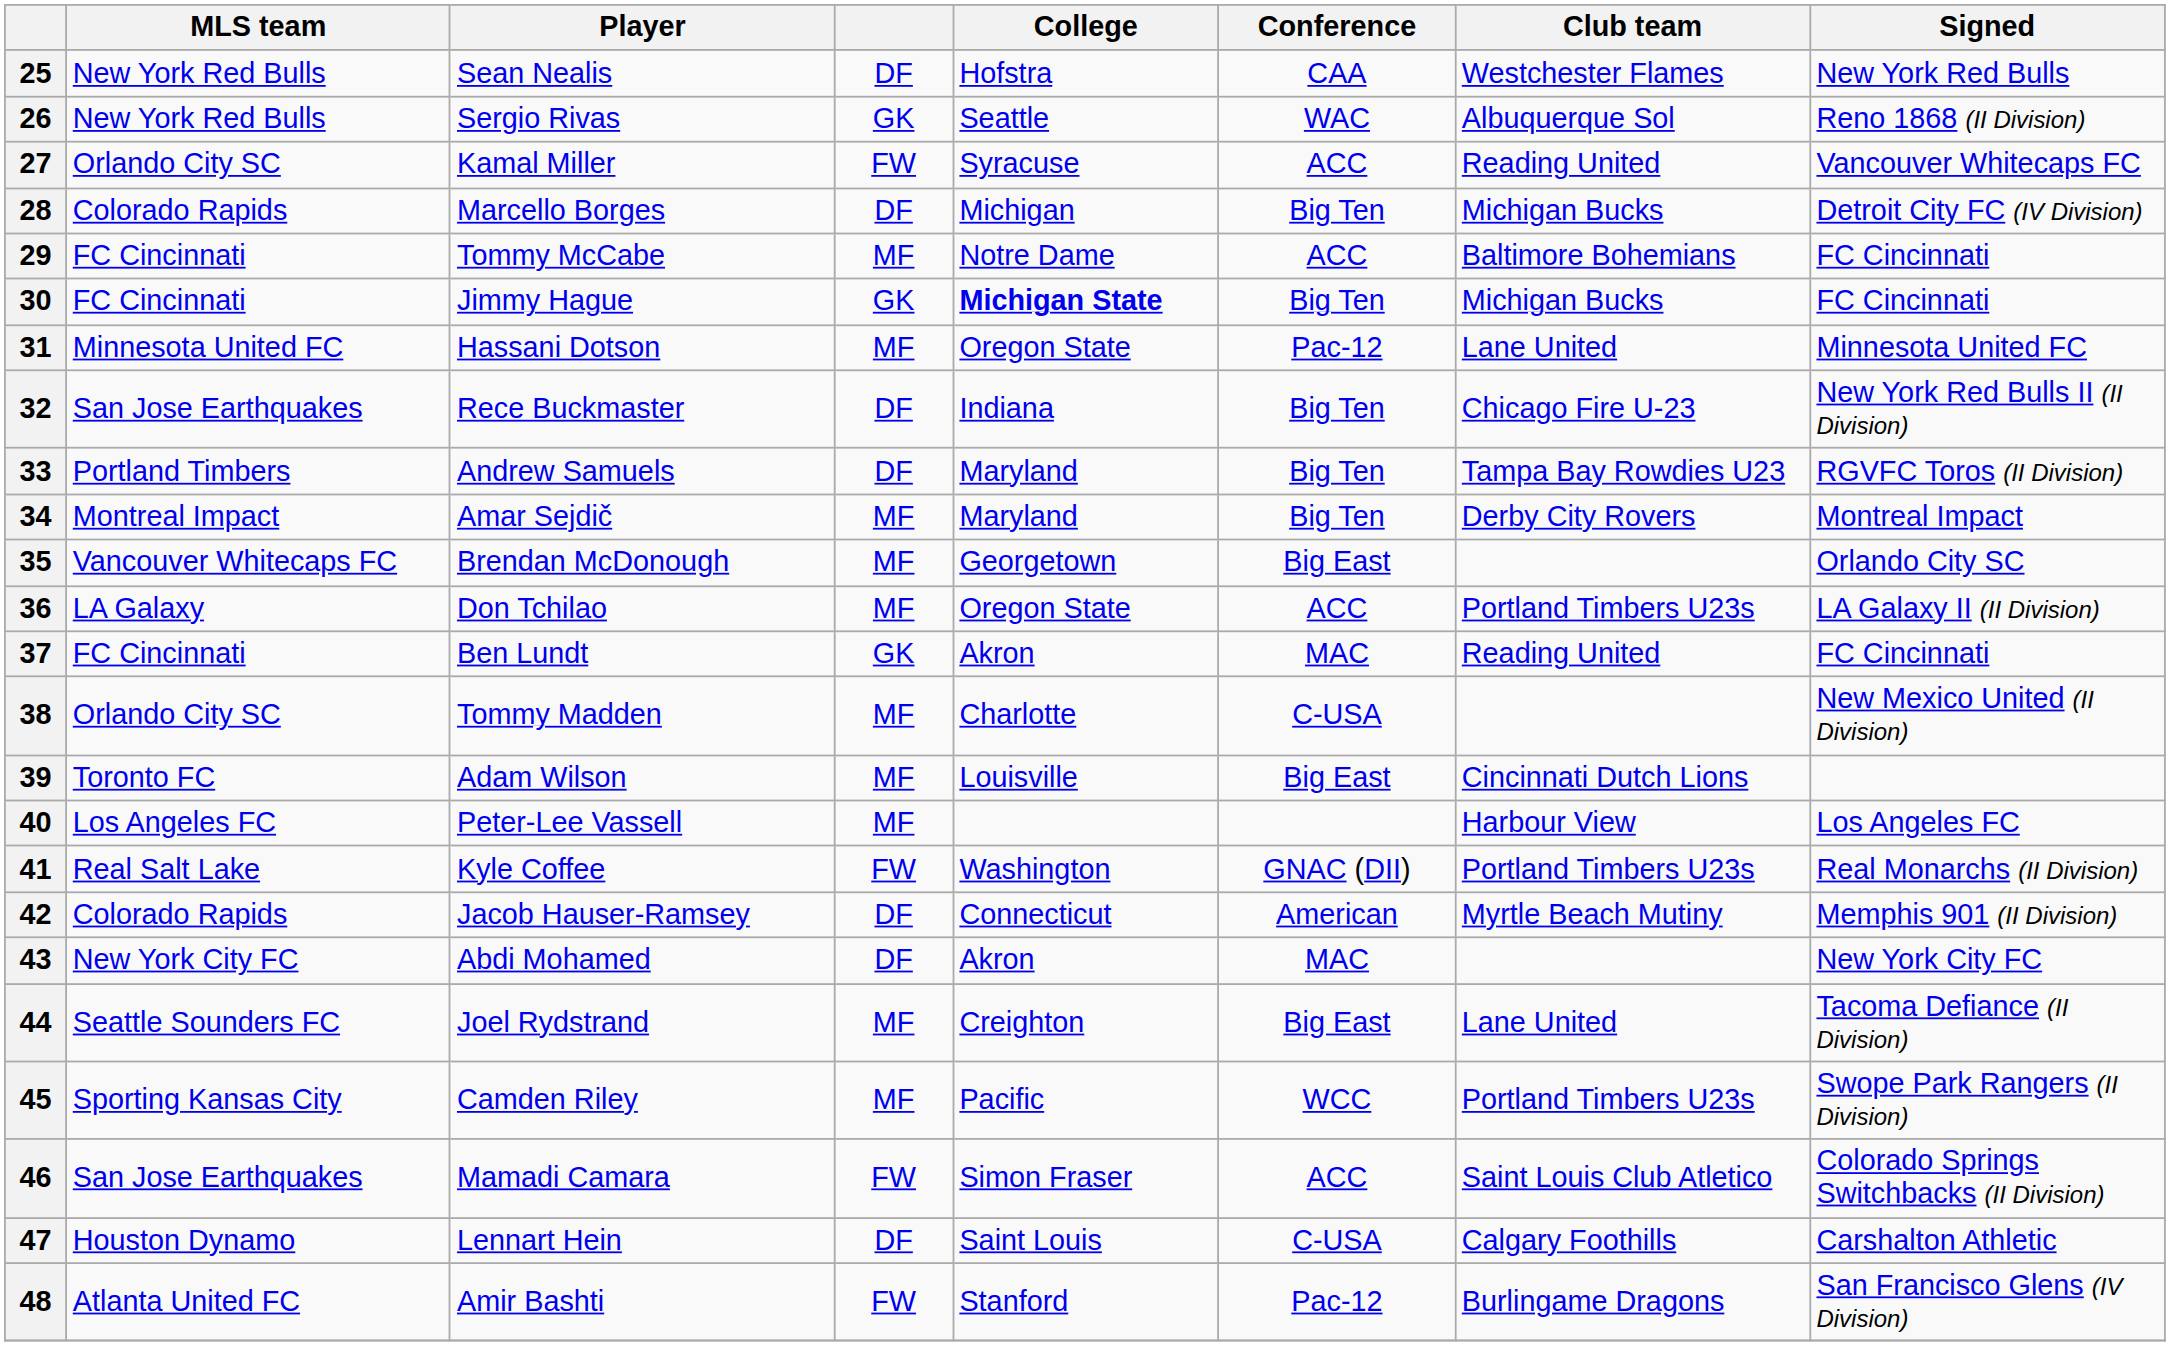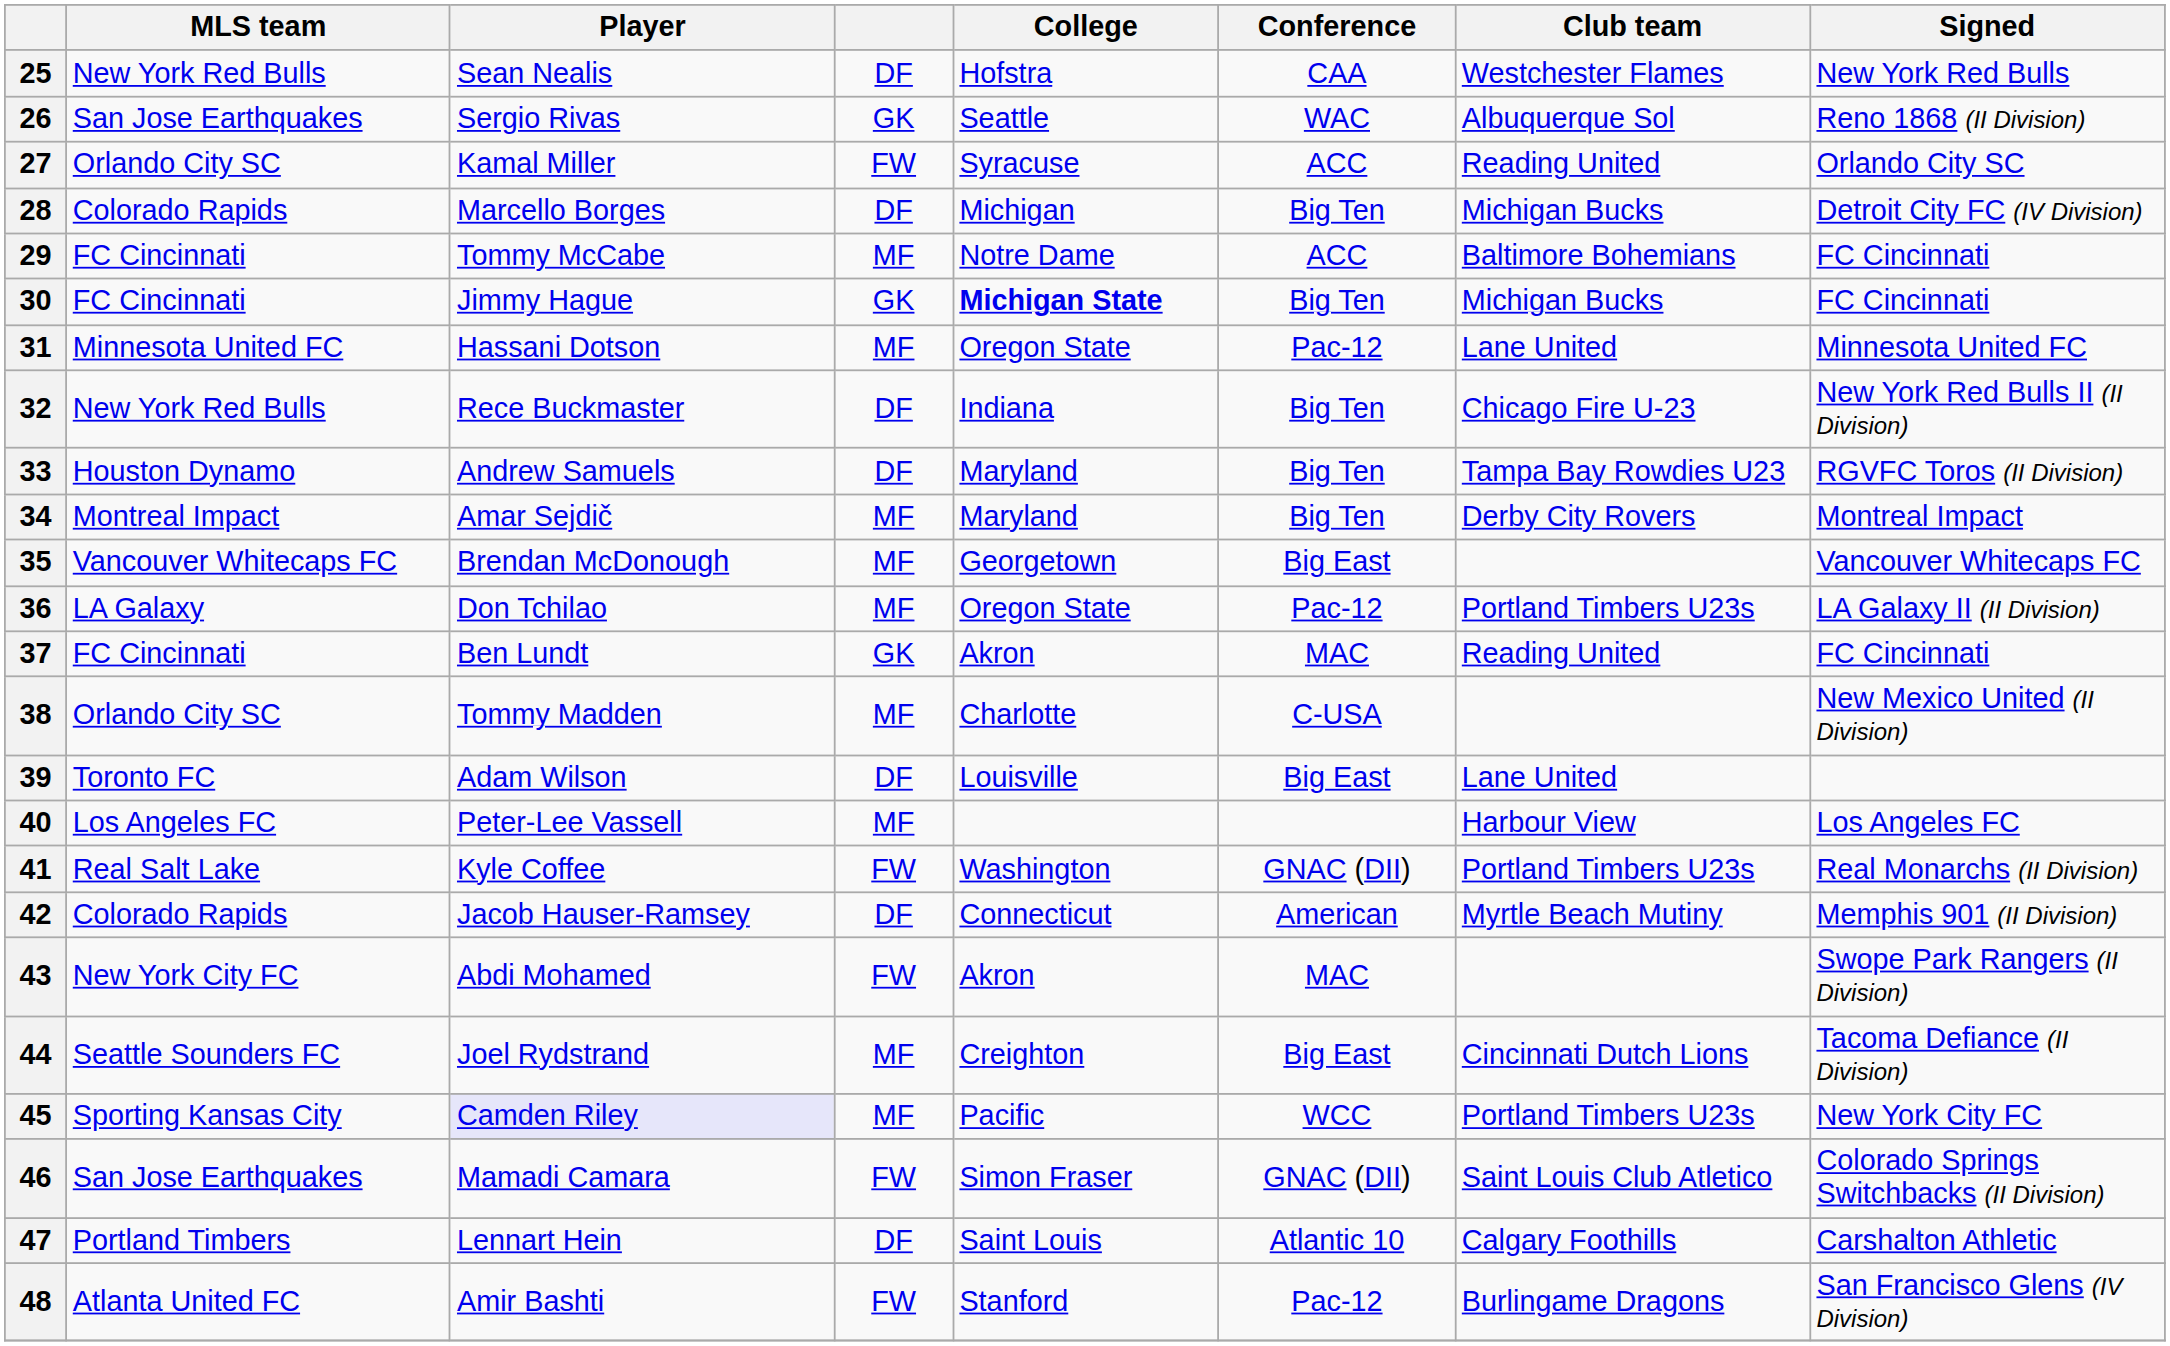(199, 118) New York Red Bulls -> (218, 118) San Jose Earthquakes
(1979, 164) Vancouver Whitecaps FC -> (1920, 164) Orlando City SC
(218, 408) San Jose Earthquakes -> (199, 408) New York Red Bulls
(182, 470) Portland Timbers -> (184, 470) Houston Dynamo
(1920, 562) Orlando City SC -> (1979, 562) Vancouver Whitecaps FC
(1337, 607) ACC -> (1337, 607) Pac-12
(894, 777) MF -> (894, 777) DF
(1605, 777) Cincinnati Dutch Lions -> (1539, 777) Lane United
(894, 959) DF -> (894, 976) FW
(1929, 959) New York City FC -> (1967, 976) Swope Park Rangers (II Division)
(1539, 1021) Lane United -> (1605, 1054) Cincinnati Dutch Lions
(547, 1099) no background -> (547, 1116) lavender background
(1967, 1099) Swope Park Rangers (II Division) -> (1929, 1116) New York City FC
(1337, 1177) ACC -> (1337, 1177) GNAC (DII)
(184, 1239) Houston Dynamo -> (182, 1239) Portland Timbers
(1337, 1239) C-USA -> (1337, 1239) Atlantic 10
